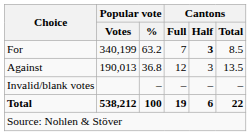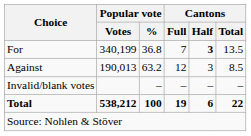(152, 49) 63.2 -> (152, 49) 36.8
(236, 49) 8.5 -> (233, 49) 13.5
(152, 67) 36.8 -> (152, 67) 63.2
(233, 67) 13.5 -> (236, 67) 8.5
